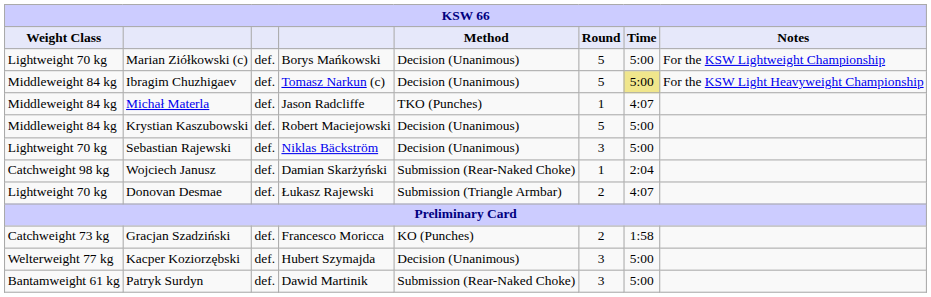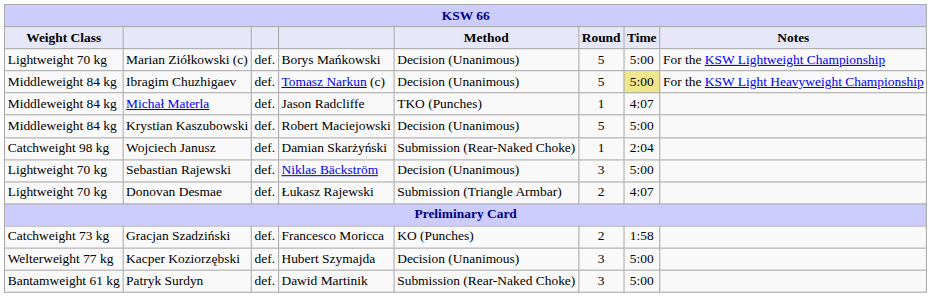rows swapped: (179, 148) <-> (171, 170)
